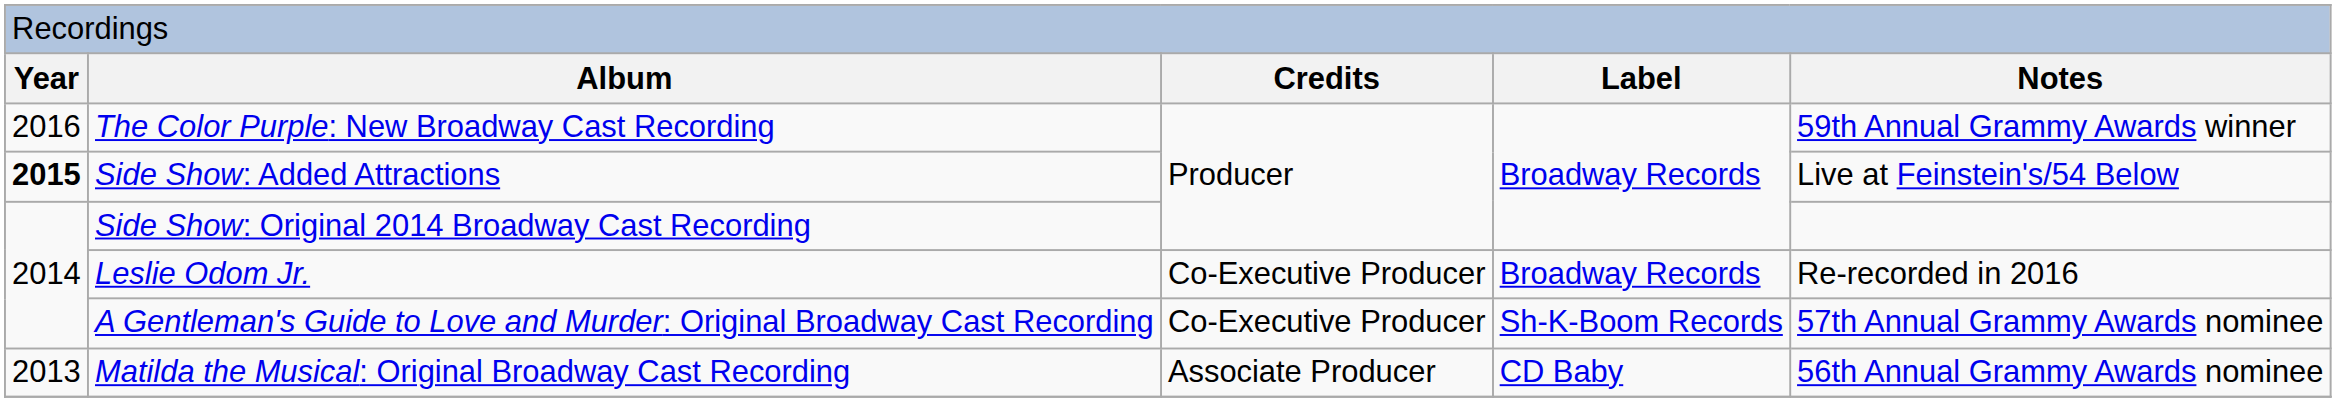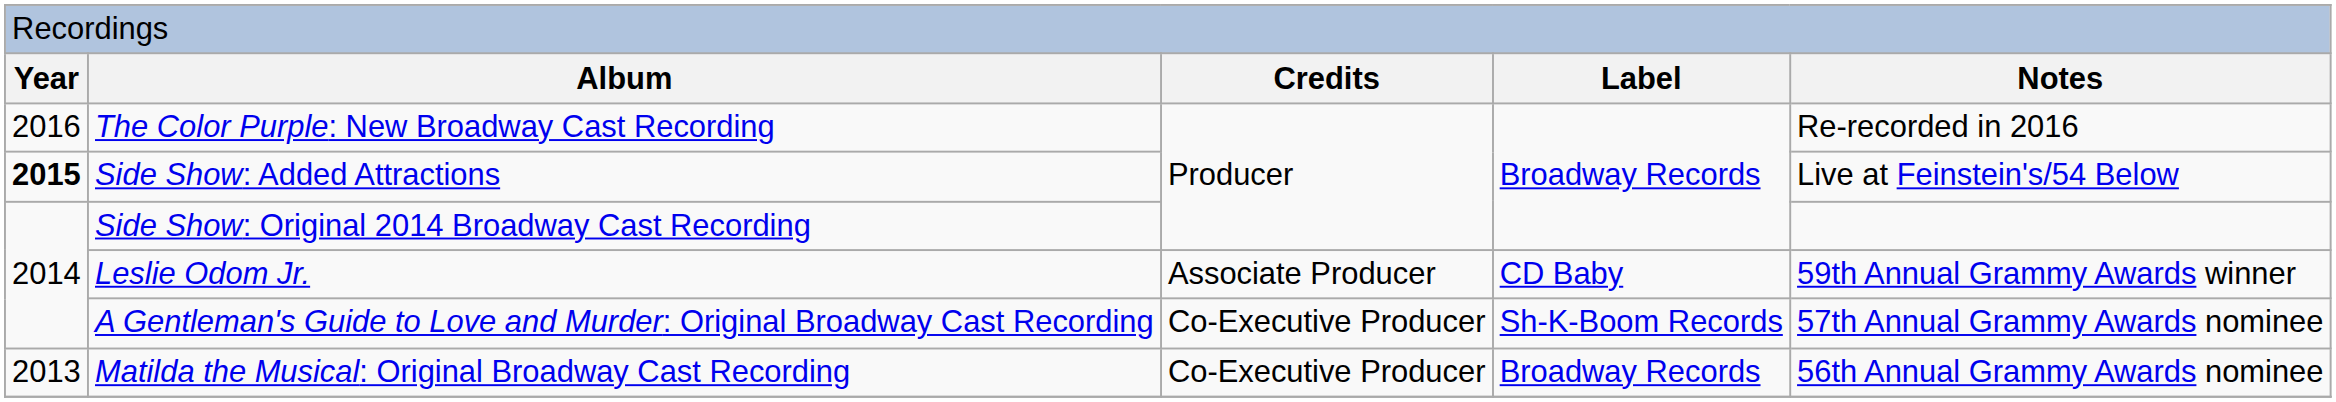(2047, 126) 59th Annual Grammy Awards winner -> (1938, 126) Re-recorded in 2016
(1327, 273) Co-Executive Producer -> (1302, 273) Associate Producer
(1630, 273) Broadway Records -> (1561, 273) CD Baby
(1938, 273) Re-recorded in 2016 -> (2047, 273) 59th Annual Grammy Awards winner
(1302, 371) Associate Producer -> (1327, 371) Co-Executive Producer
(1561, 371) CD Baby -> (1630, 371) Broadway Records
